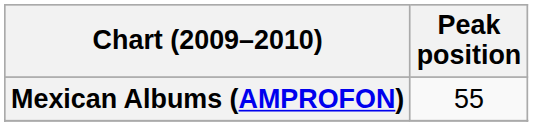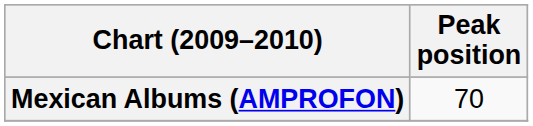(469, 98) 55 -> (469, 98) 70
